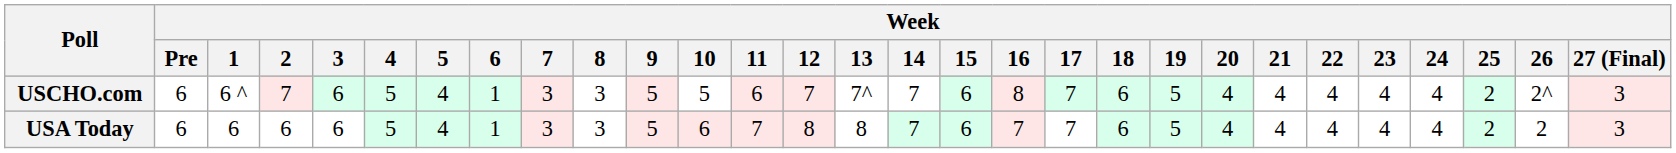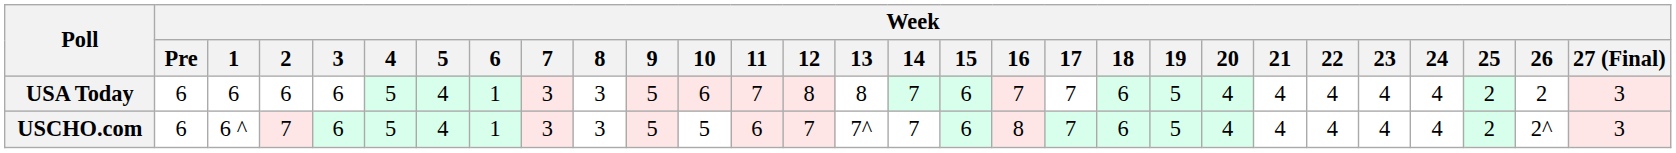rows swapped: (80, 93) <-> (80, 128)
